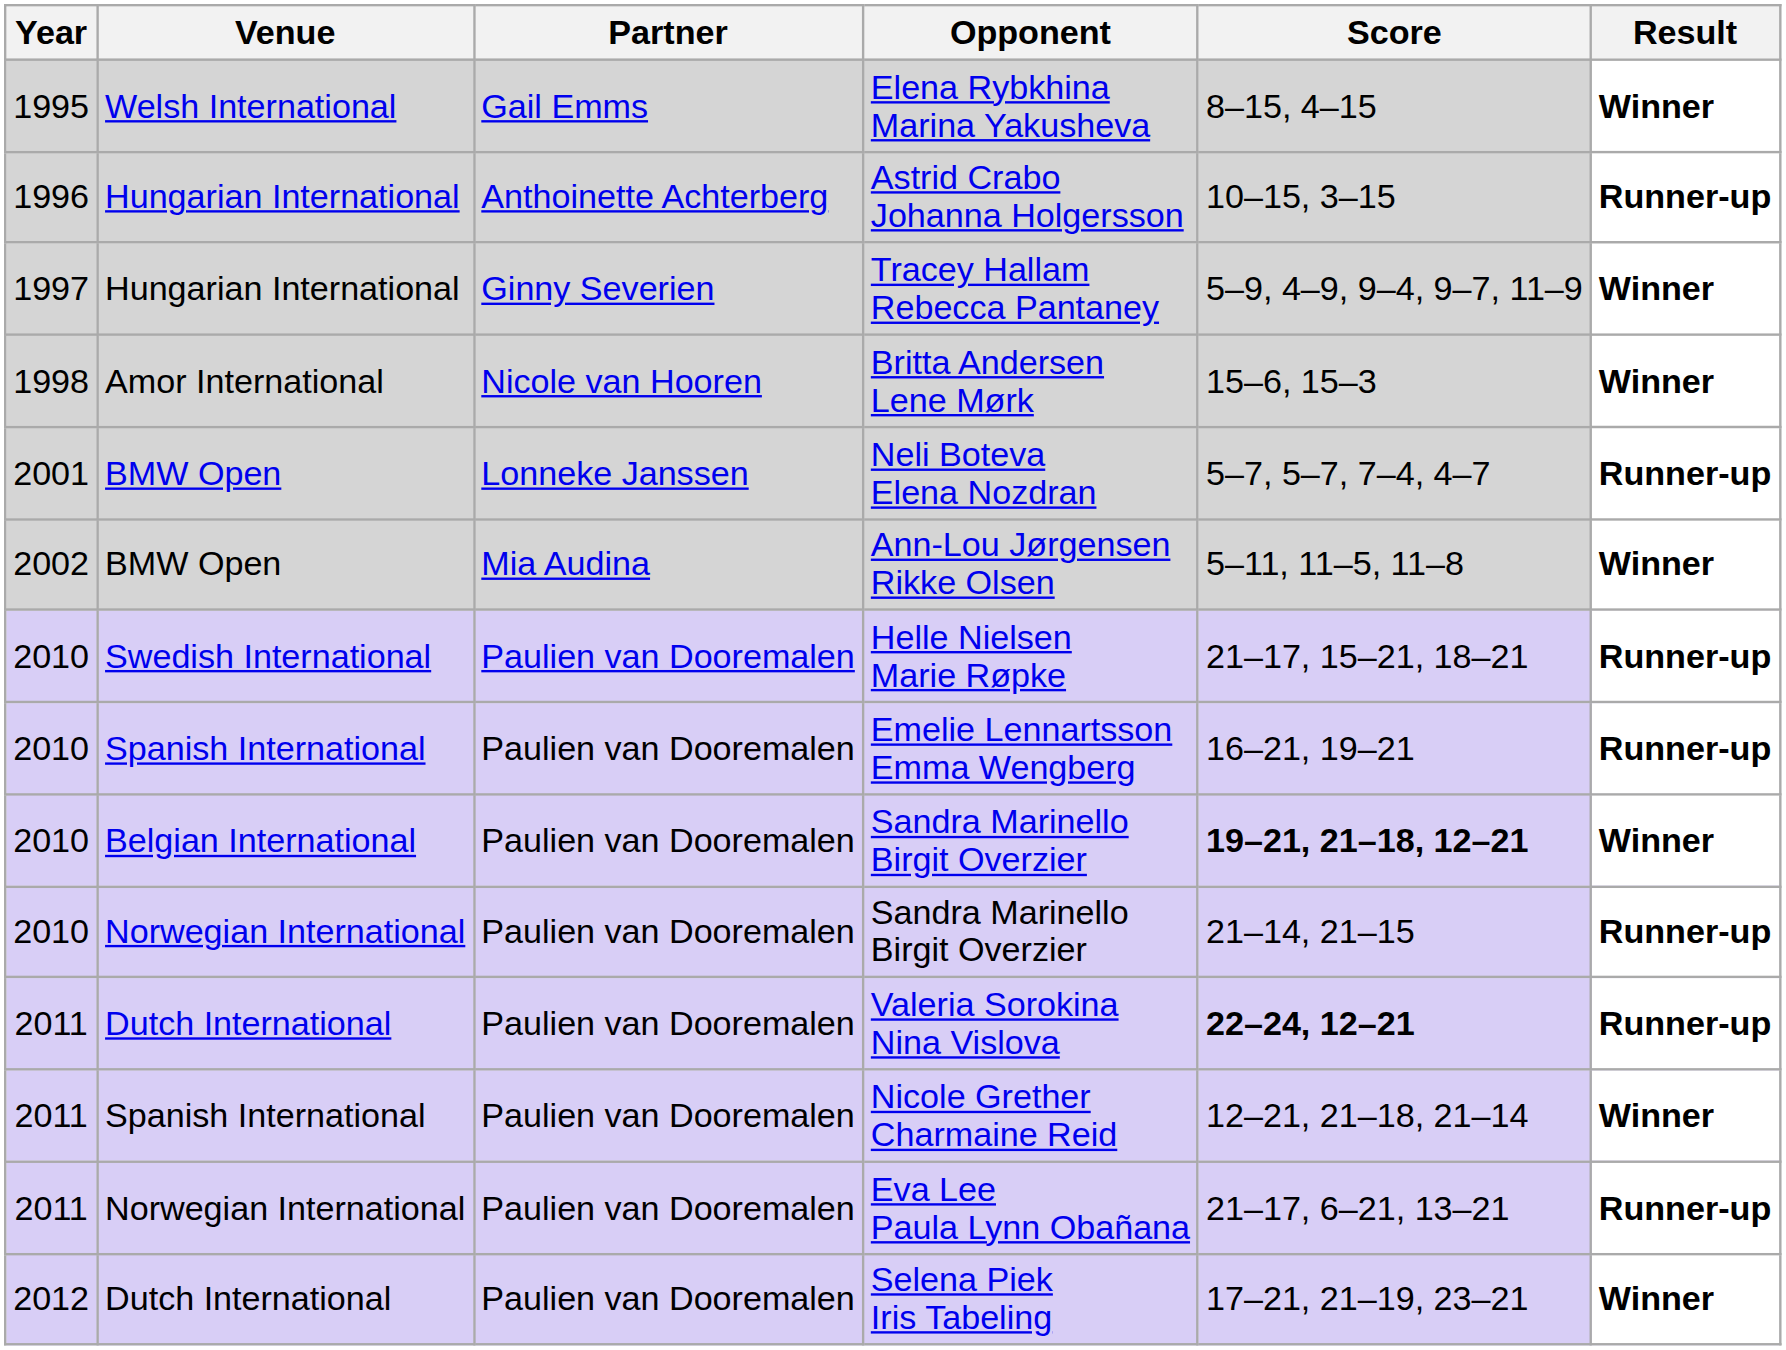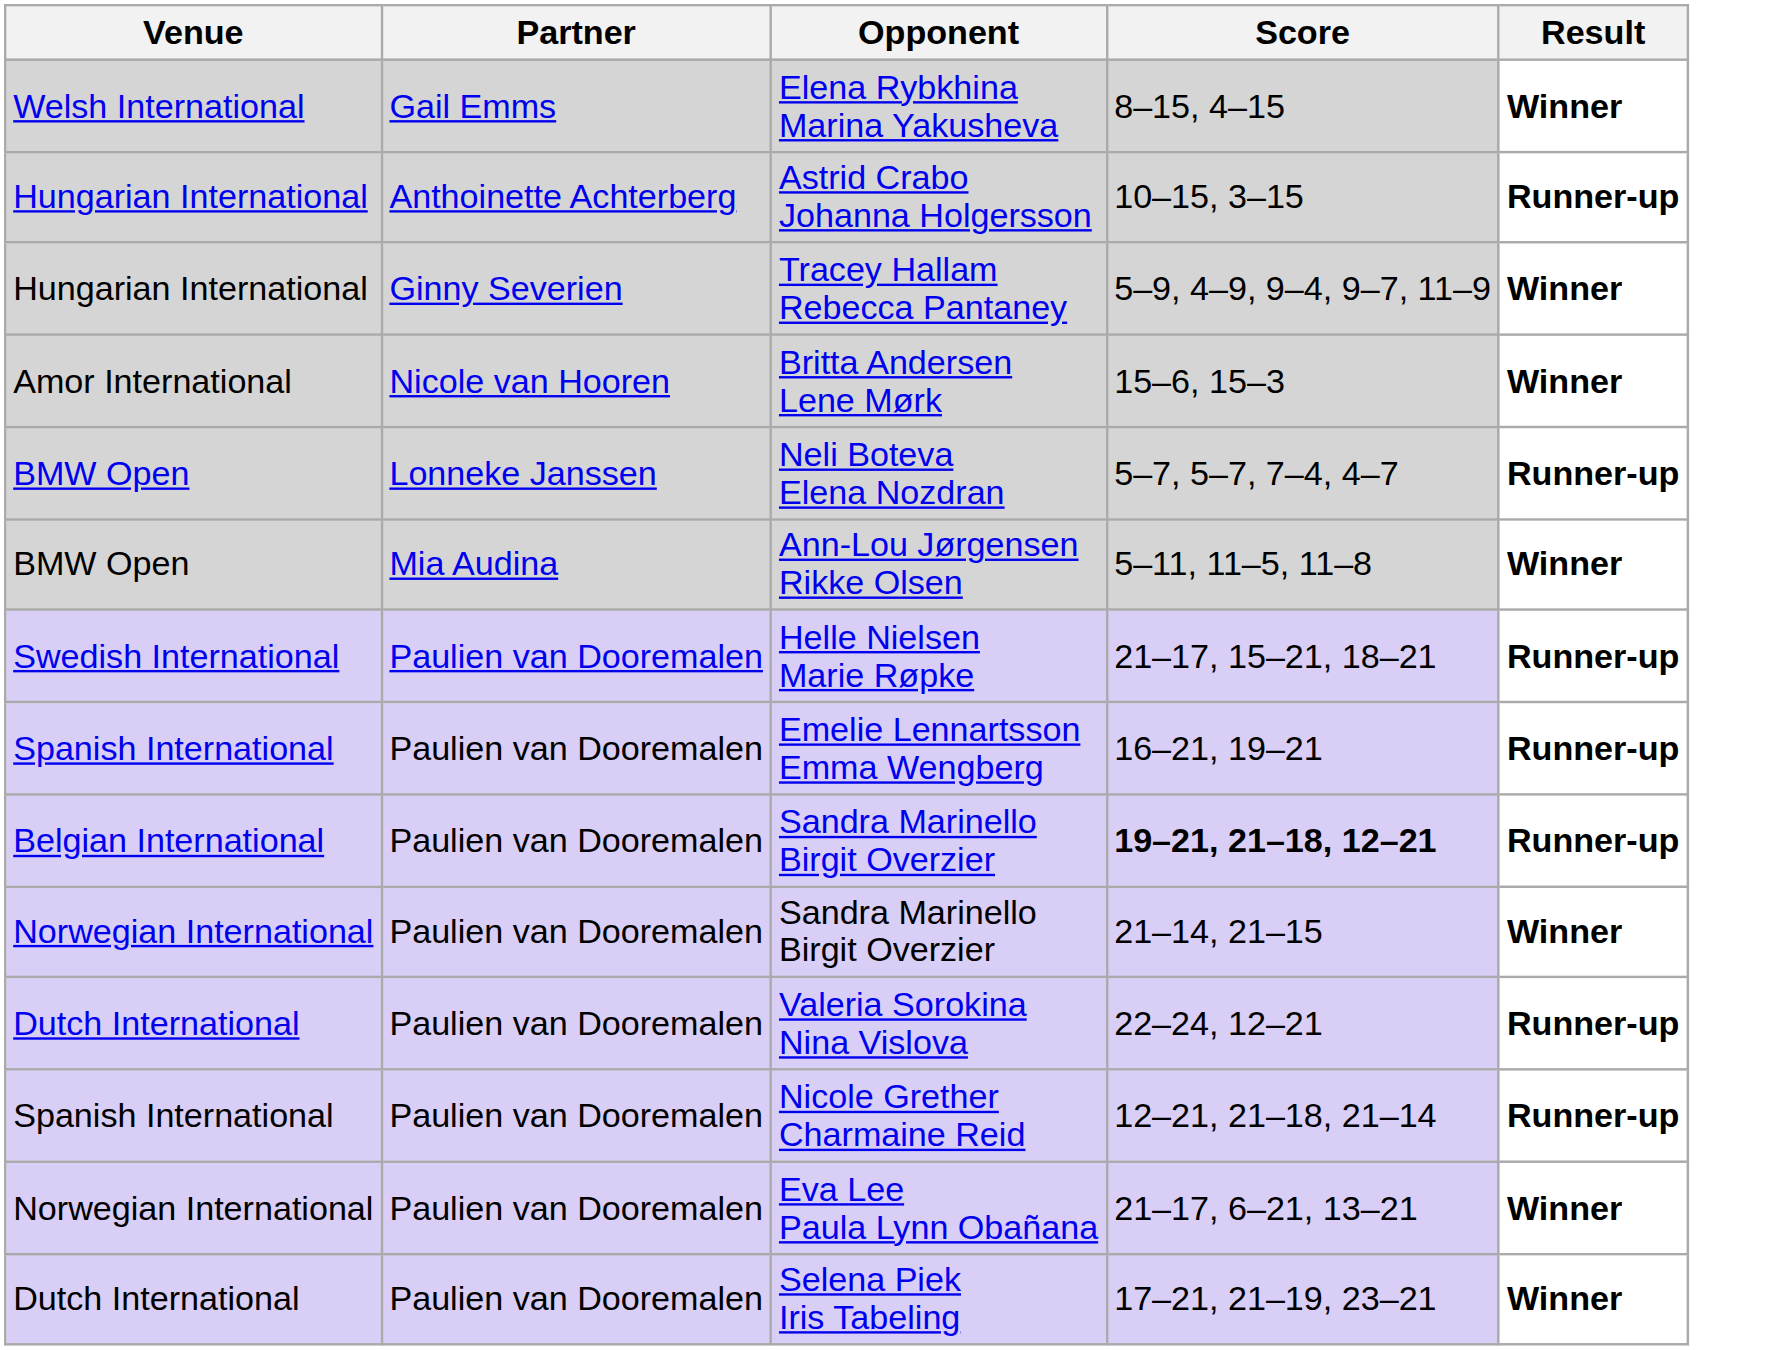- column: (51, 33)
(1656, 840) Winner -> (1593, 840) Runner-up
(1685, 932) Runner-up -> (1565, 932) Winner
(1310, 1024) bold -> (1218, 1024) normal
(1656, 1116) Winner -> (1593, 1116) Runner-up
(1685, 1207) Runner-up -> (1565, 1207) Winner
